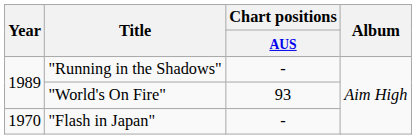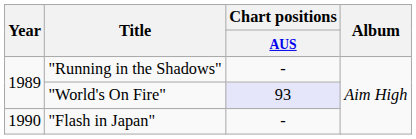(283, 95) no background -> (283, 95) lavender background
(25, 120) 1970 -> (25, 120) 1990
